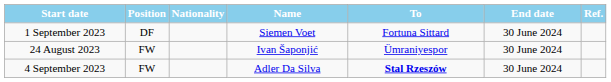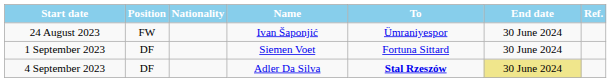rows swapped: (65, 50) <-> (65, 32)
(147, 68) FW -> (147, 68) DF
(533, 68) no background -> (533, 68) khaki background
